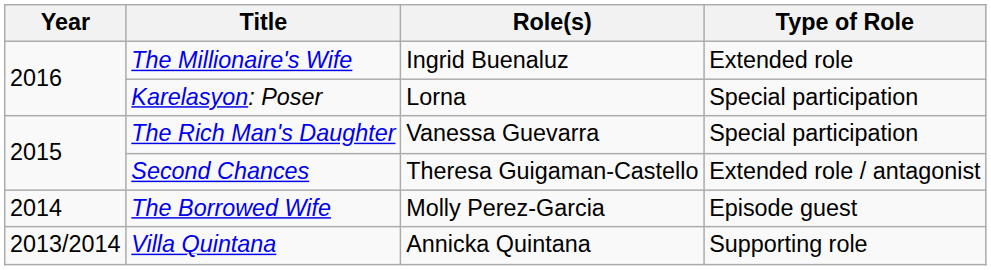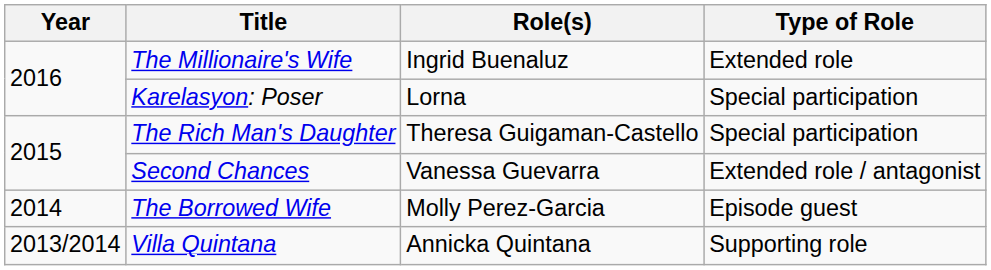(503, 134) Vanessa Guevarra -> (552, 134) Theresa Guigaman-Castello
(552, 171) Theresa Guigaman-Castello -> (503, 171) Vanessa Guevarra
